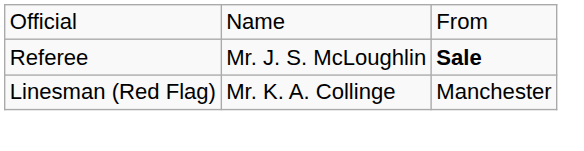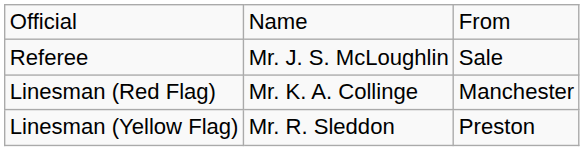(459, 57) bold -> (481, 57) normal
+ row: (124, 127)
